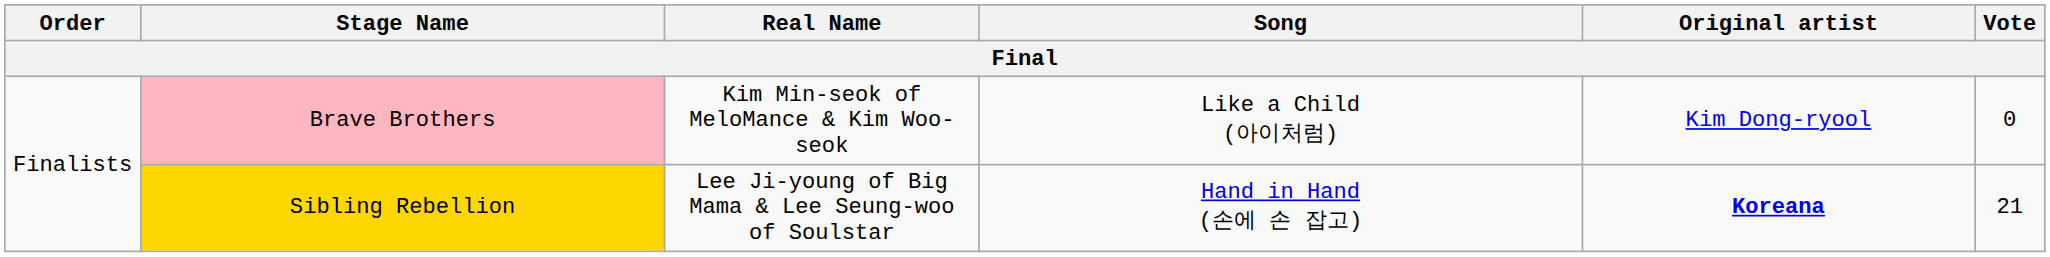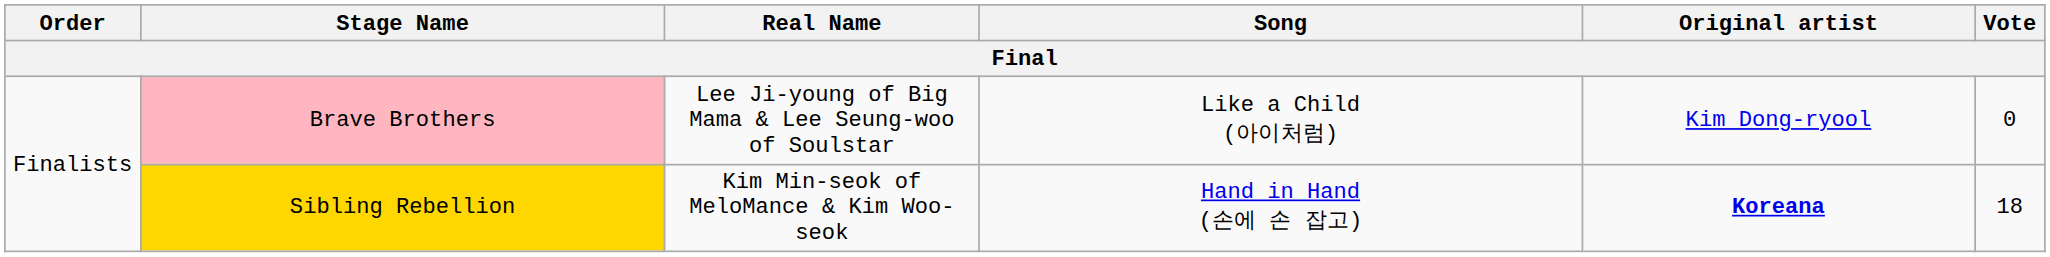(822, 120) Kim Min-seok of MeloMance & Kim Woo-seok -> (822, 120) Lee Ji-young of Big Mama & Lee Seung-woo of Soulstar
(822, 207) Lee Ji-young of Big Mama & Lee Seung-woo of Soulstar -> (822, 207) Kim Min-seok of MeloMance & Kim Woo-seok
(2010, 207) 21 -> (2010, 207) 18
